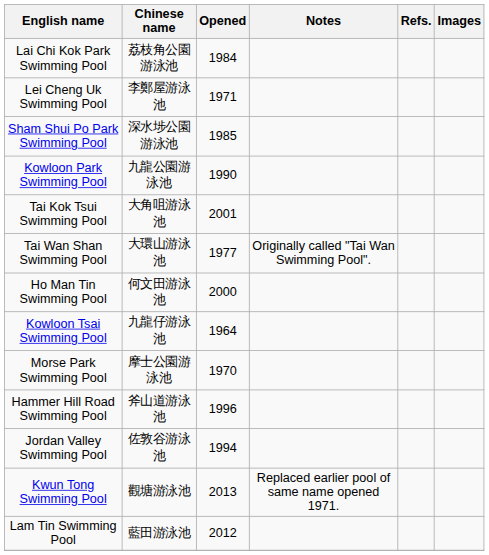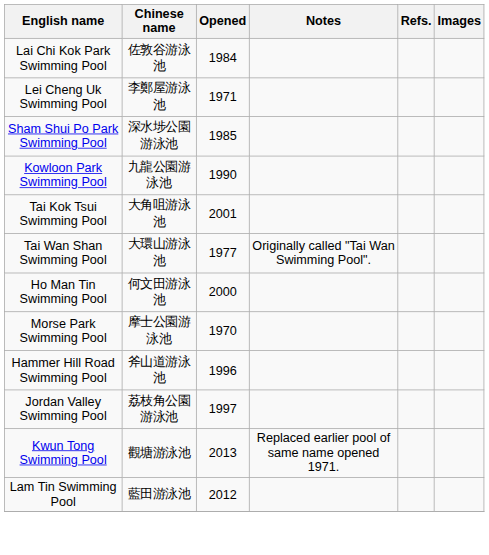(159, 57) 荔枝角公園游泳池 -> (159, 57) 佐敦谷游泳池
- row: (63, 331)
(159, 447) 佐敦谷游泳池 -> (159, 408) 荔枝角公園游泳池
(223, 448) 1994 -> (223, 409) 1997
